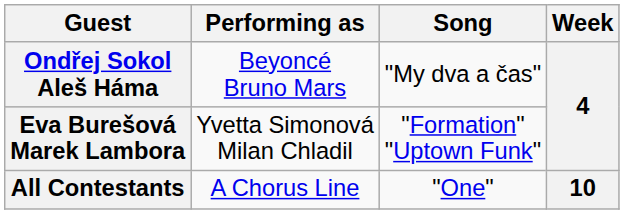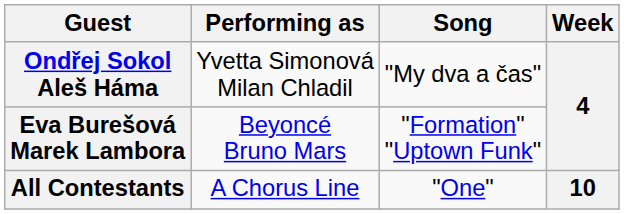(285, 74) Beyoncé Bruno Mars -> (285, 74) Yvetta Simonová Milan Chladil
(285, 138) Yvetta Simonová Milan Chladil -> (285, 138) Beyoncé Bruno Mars
